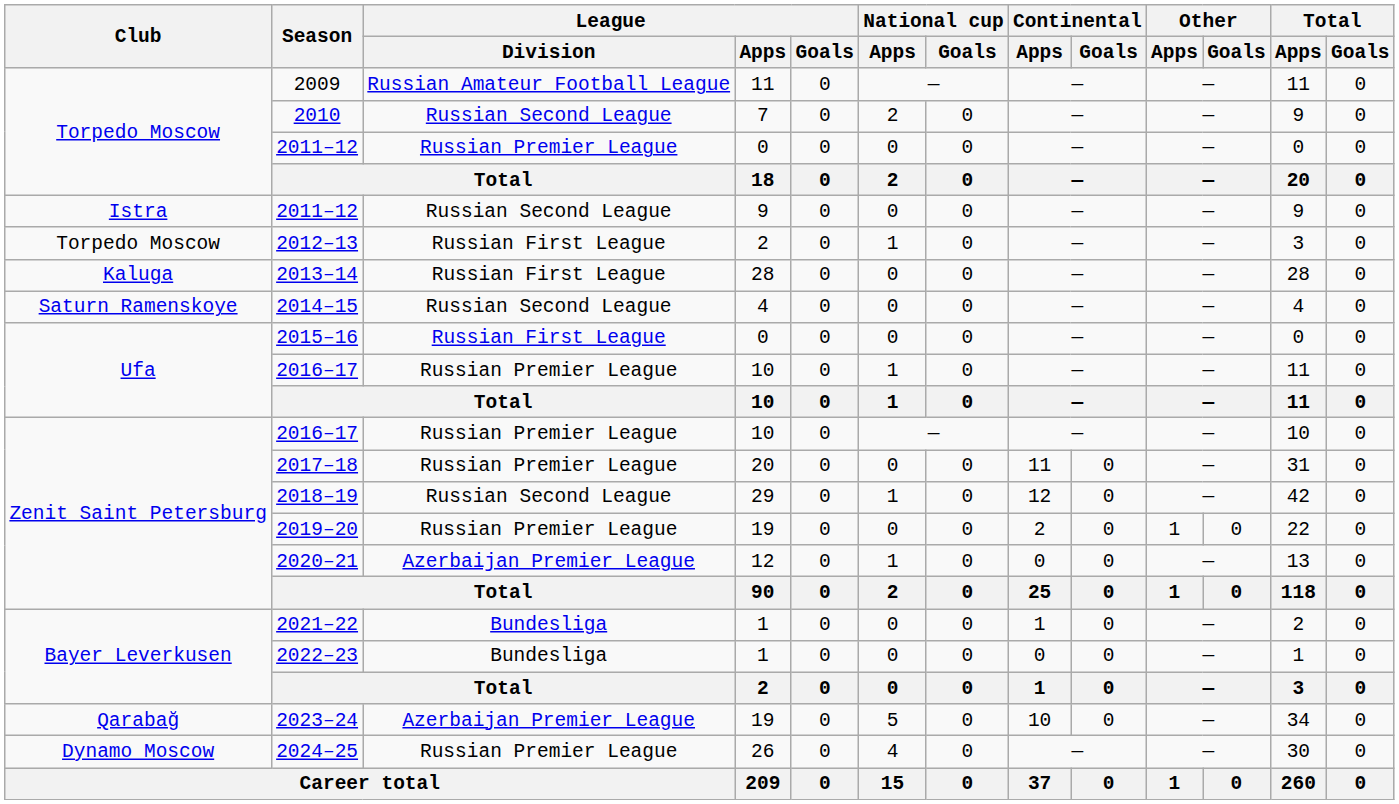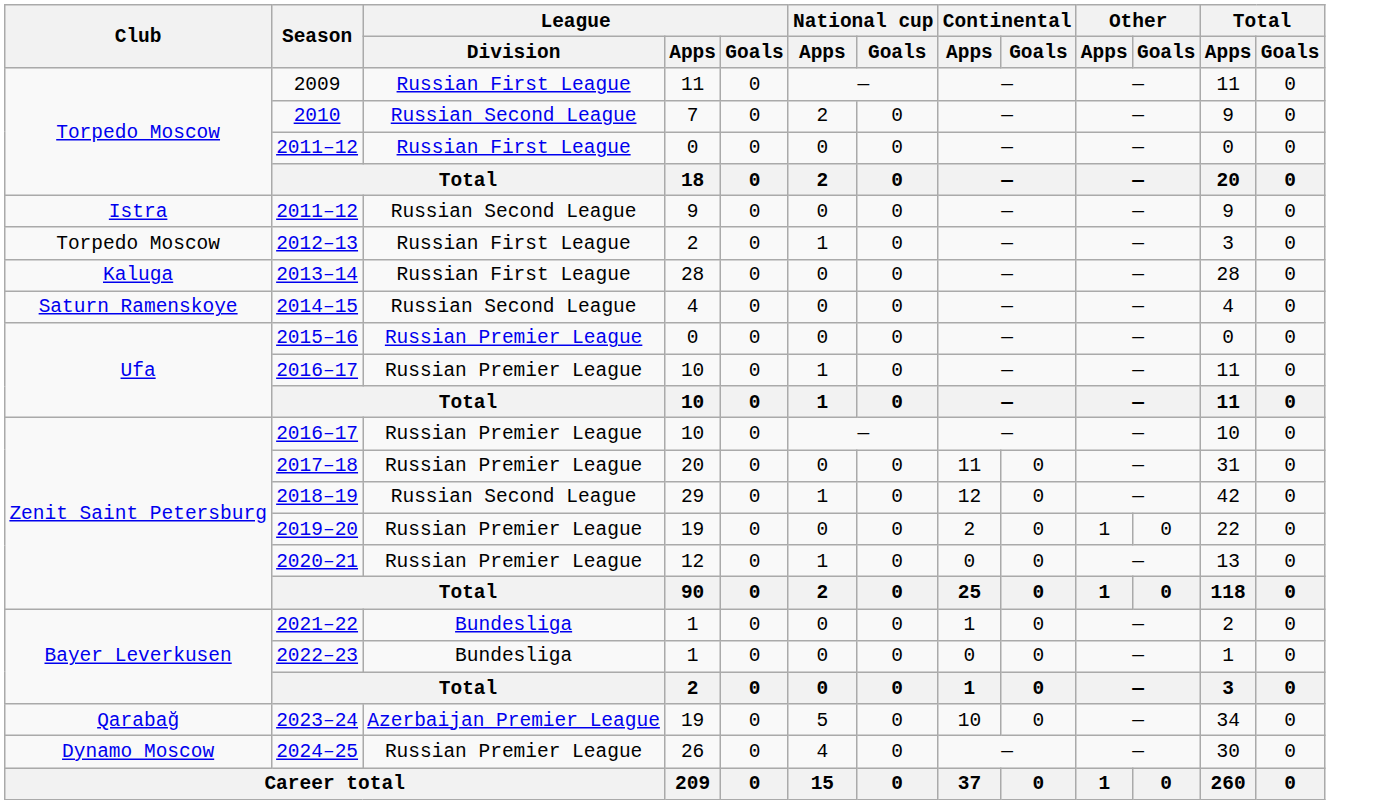(549, 84) Russian Amateur Football League -> (514, 84) Russian First League
(549, 148) Russian Premier League -> (514, 148) Russian First League
(549, 338) Russian First League -> (514, 338) Russian Premier League
(549, 561) Azerbaijan Premier League -> (514, 561) Russian Premier League
